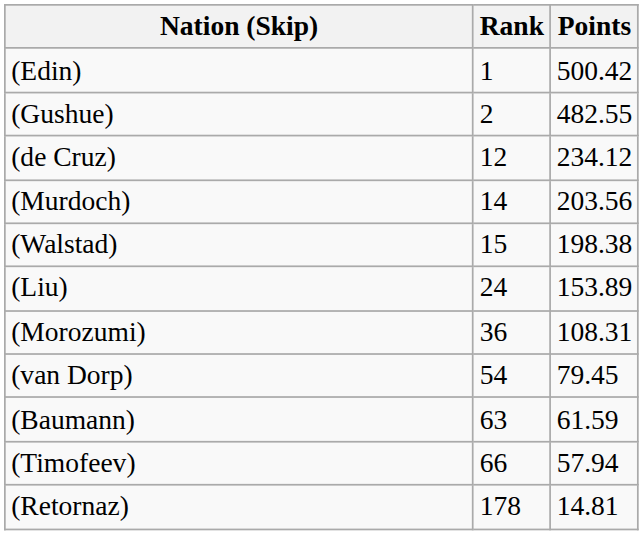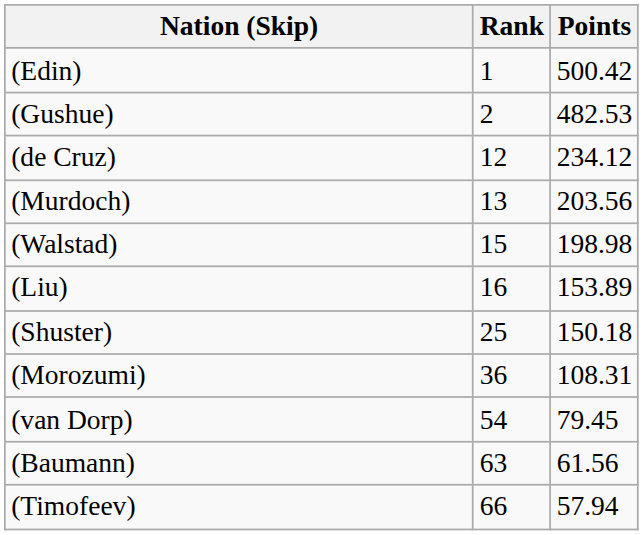(594, 113) 482.55 -> (594, 113) 482.53
(493, 200) 14 -> (493, 200) 13
(594, 244) 198.38 -> (594, 244) 198.98
(493, 288) 24 -> (493, 288) 16
+ row: (62, 331)
(588, 419) 61.59 -> (588, 462) 61.56
- row: (70, 506)
